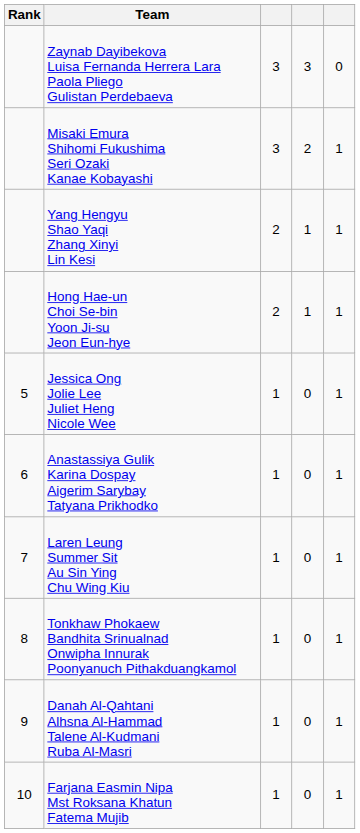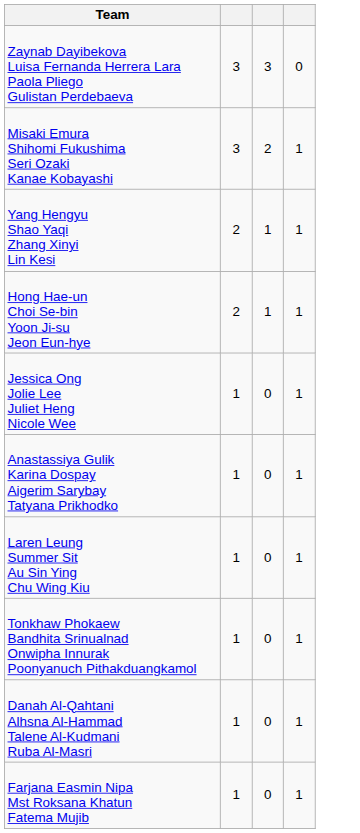- column: (24, 15)
